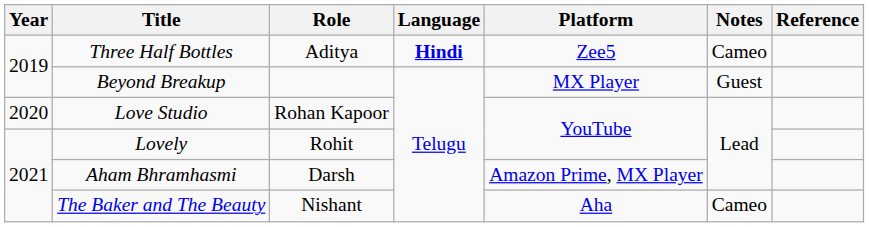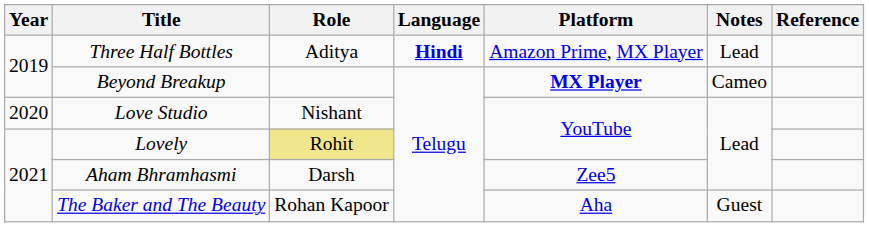(596, 50) Zee5 -> (596, 50) Amazon Prime, MX Player
(739, 50) Cameo -> (739, 50) Lead
(596, 81) normal -> (596, 81) bold
(739, 81) Guest -> (739, 81) Cameo
(332, 112) Rohan Kapoor -> (331, 112) Nishant
(331, 143) no background -> (331, 143) khaki background
(596, 174) Amazon Prime, MX Player -> (596, 174) Zee5
(331, 205) Nishant -> (332, 205) Rohan Kapoor
(739, 205) Cameo -> (739, 205) Guest
